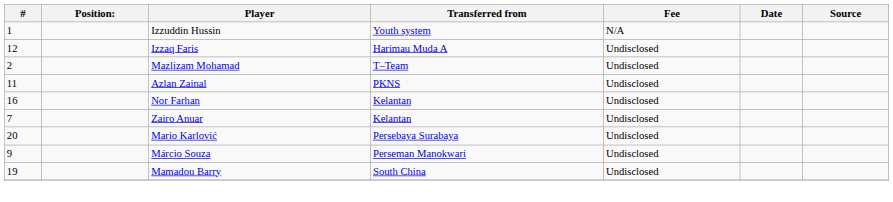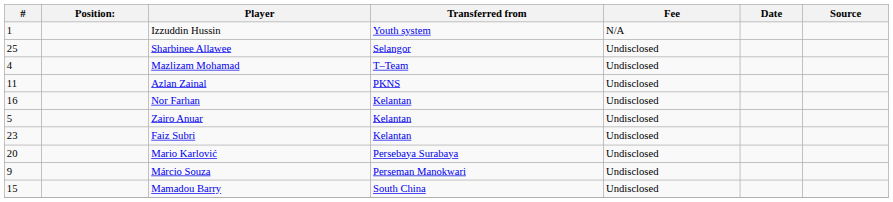- row: (175, 48)
+ row: (191, 48)
(9, 66) 2 -> (9, 66) 4
(9, 118) 7 -> (9, 118) 5
+ row: (173, 136)
(12, 171) 19 -> (12, 188) 15
